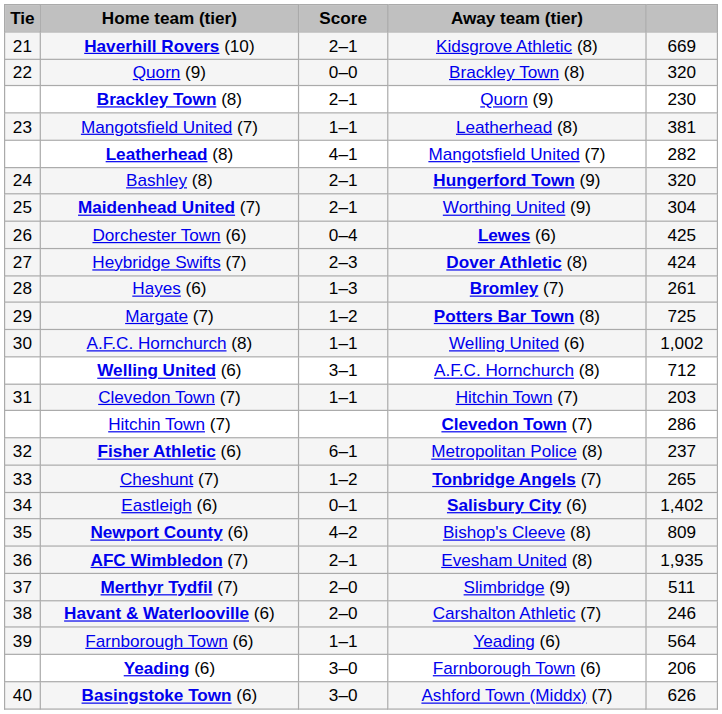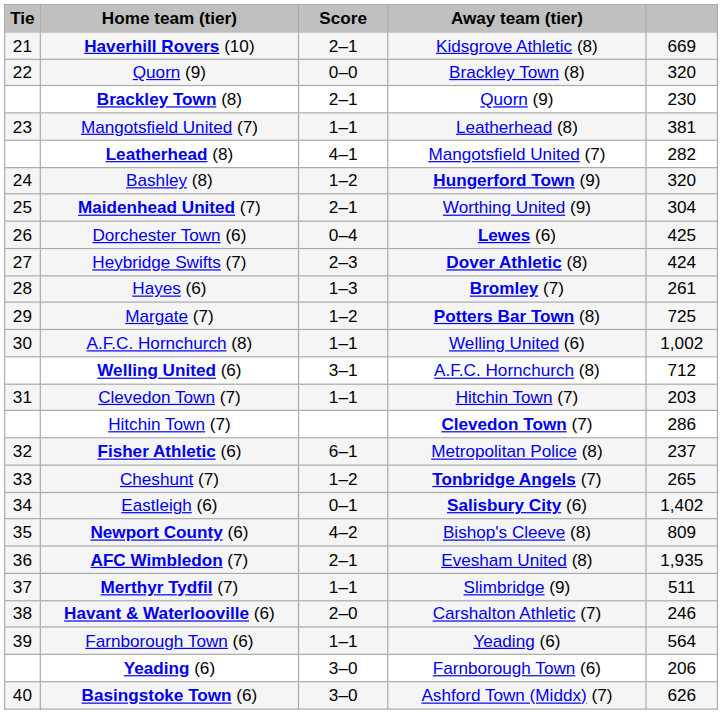(343, 181) 2–1 -> (343, 181) 1–2
(343, 587) 2–0 -> (343, 587) 1–1
